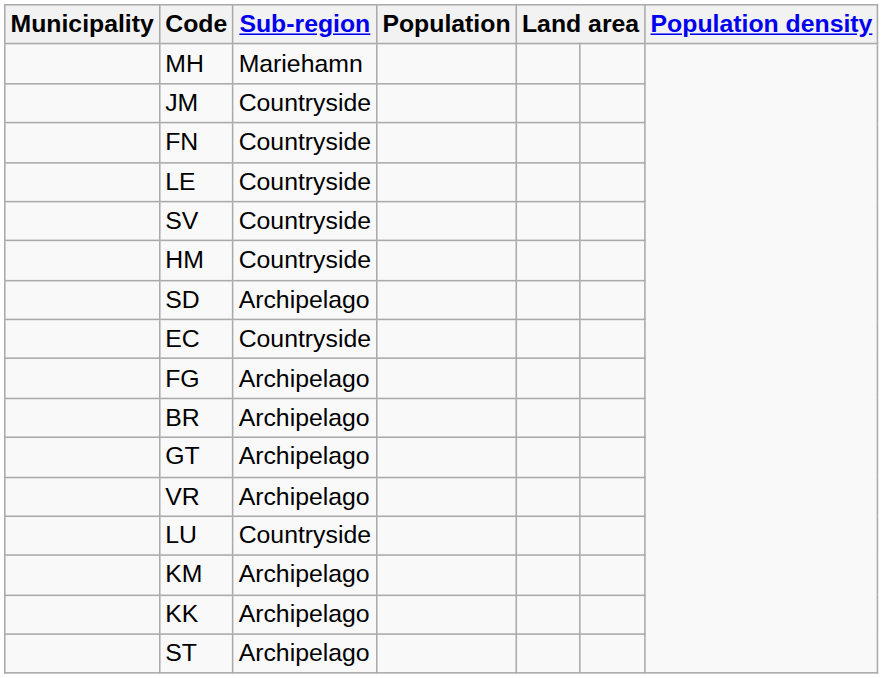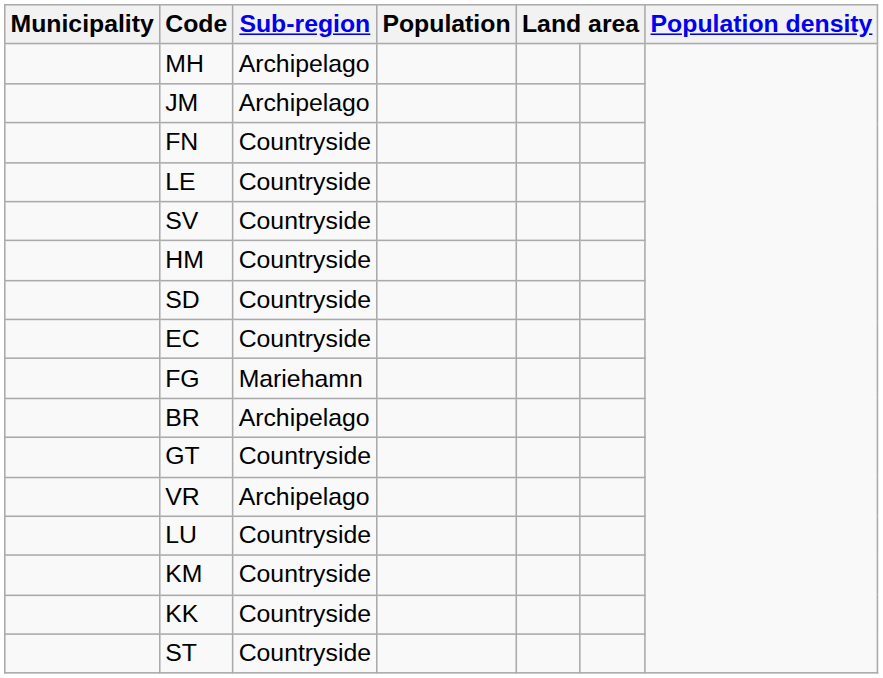(301, 63) Mariehamn -> (304, 63) Archipelago
(305, 102) Countryside -> (304, 102) Archipelago
(304, 299) Archipelago -> (305, 299) Countryside
(304, 378) Archipelago -> (301, 378) Mariehamn
(304, 456) Archipelago -> (305, 456) Countryside
(304, 574) Archipelago -> (305, 574) Countryside
(304, 614) Archipelago -> (305, 614) Countryside
(304, 653) Archipelago -> (305, 653) Countryside
